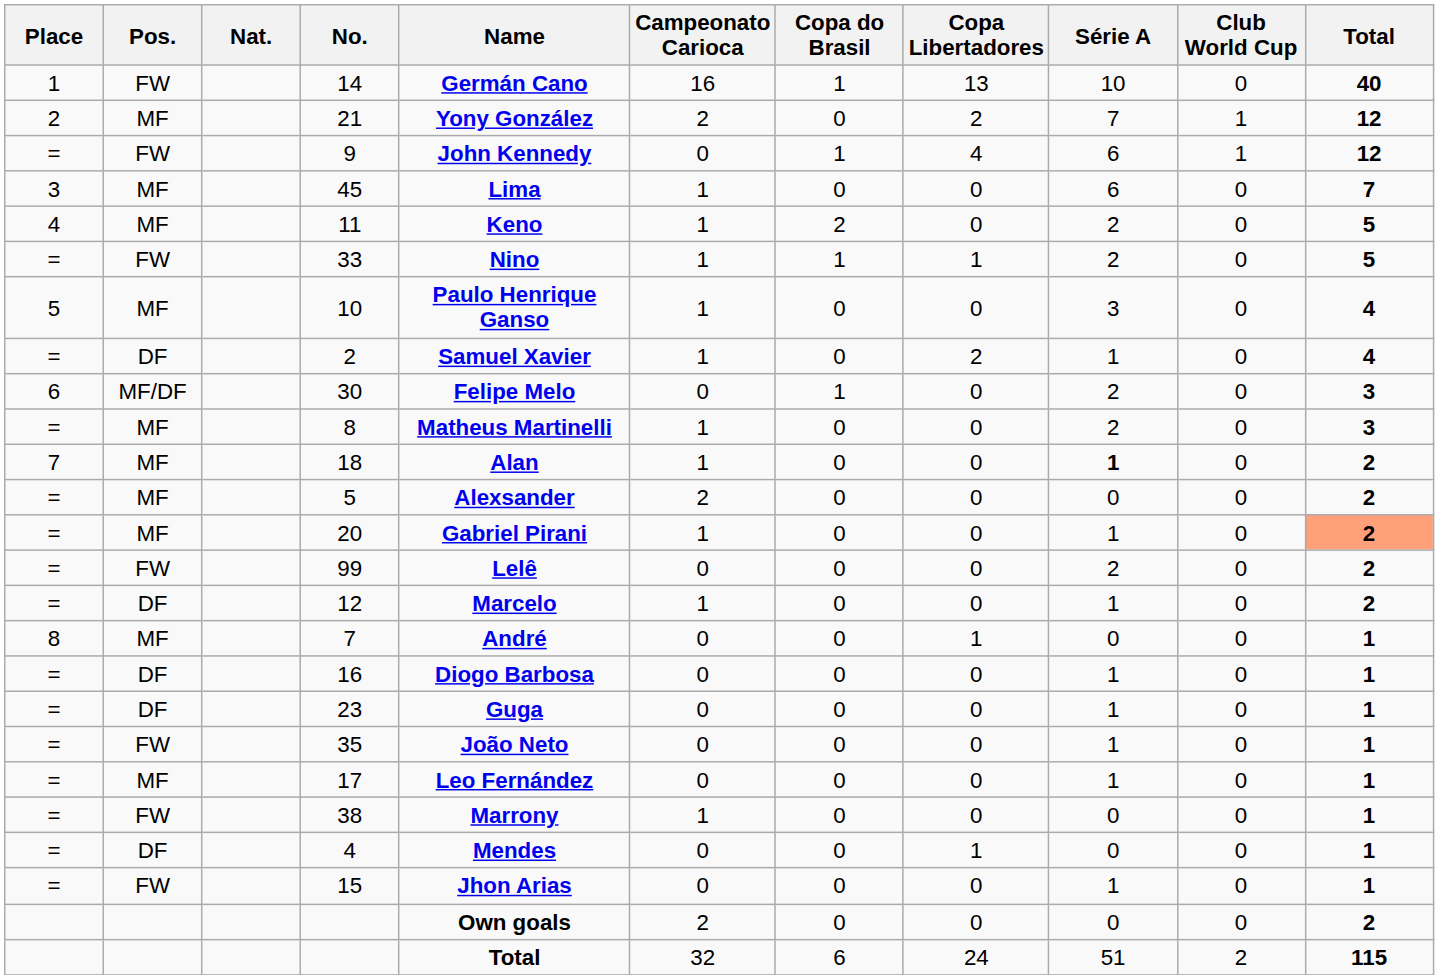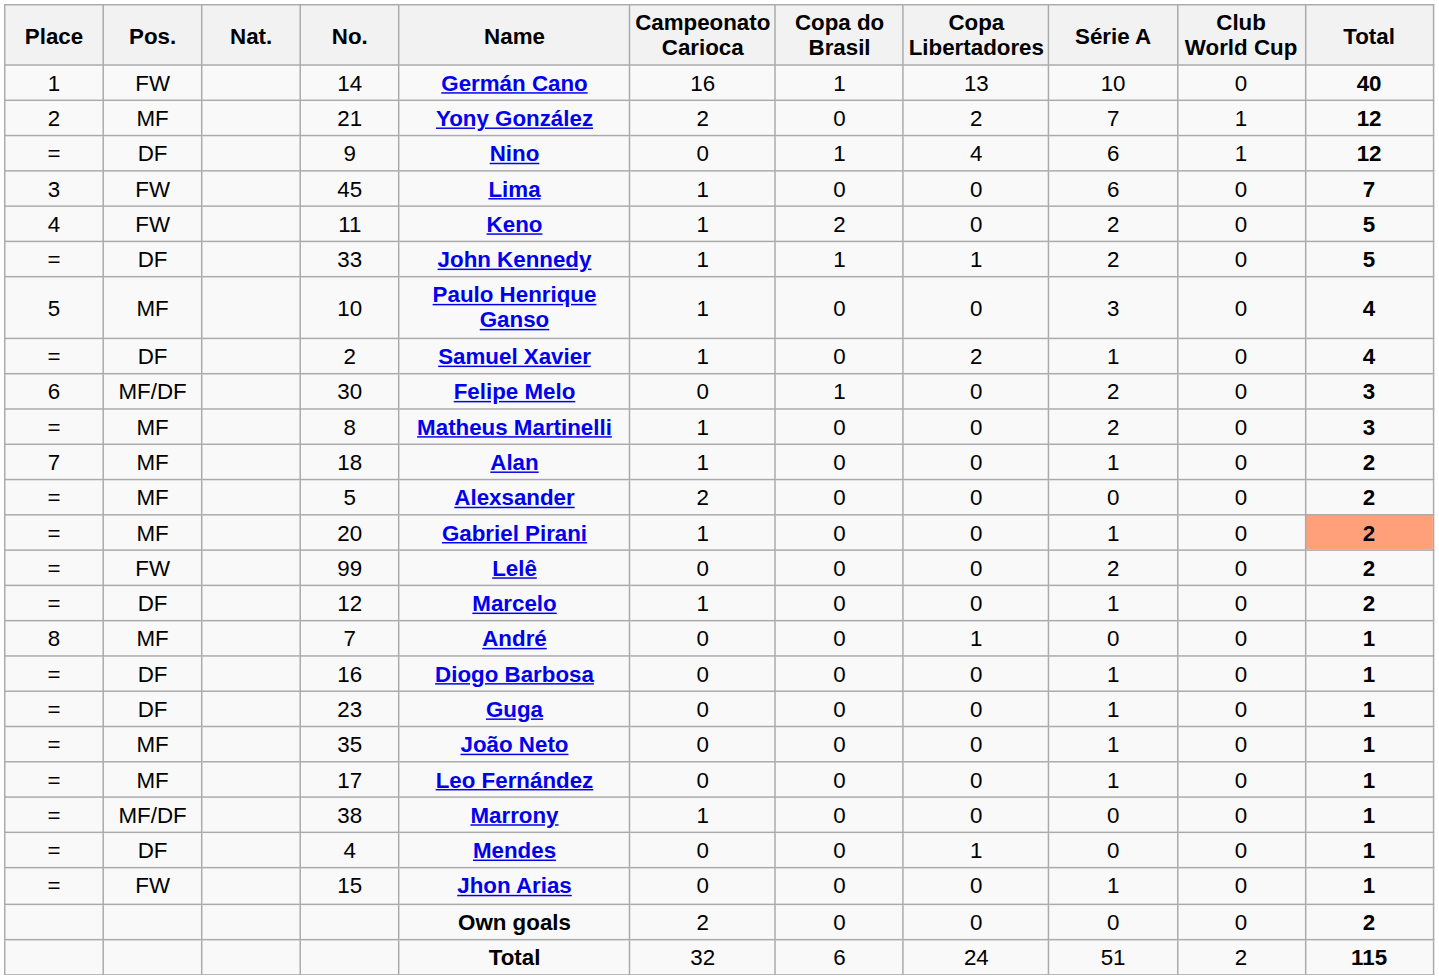(153, 154) FW -> (153, 154) DF
(514, 154) John Kennedy -> (515, 154) Nino
(153, 189) MF -> (153, 189) FW
(153, 224) MF -> (153, 224) FW
(153, 260) FW -> (153, 260) DF
(515, 260) Nino -> (514, 260) John Kennedy
(1113, 462) bold -> (1113, 462) normal
(153, 745) FW -> (153, 745) MF
(153, 815) FW -> (153, 815) MF/DF
